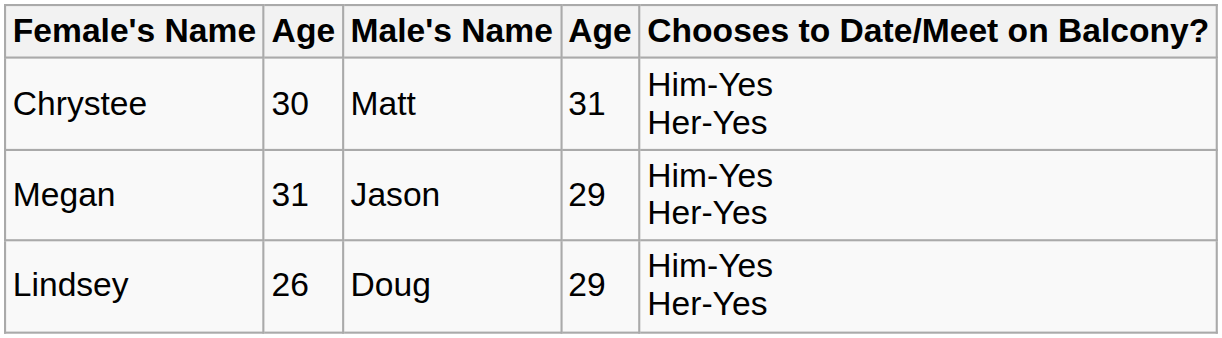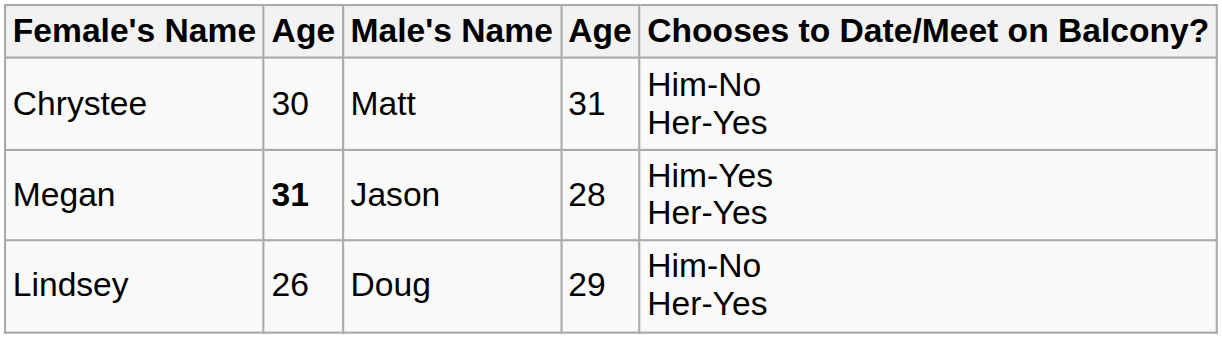(710, 103) Him-Yes Her-Yes -> (707, 103) Him-No Her-Yes
(290, 194) normal -> (290, 194) bold
(587, 194) 29 -> (587, 194) 28
(710, 285) Him-Yes Her-Yes -> (707, 285) Him-No Her-Yes
